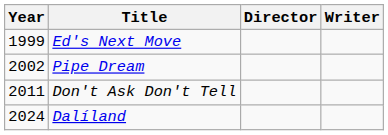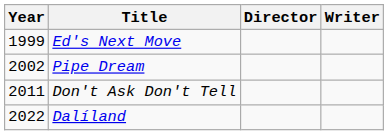(27, 117) 2024 -> (27, 117) 2022
